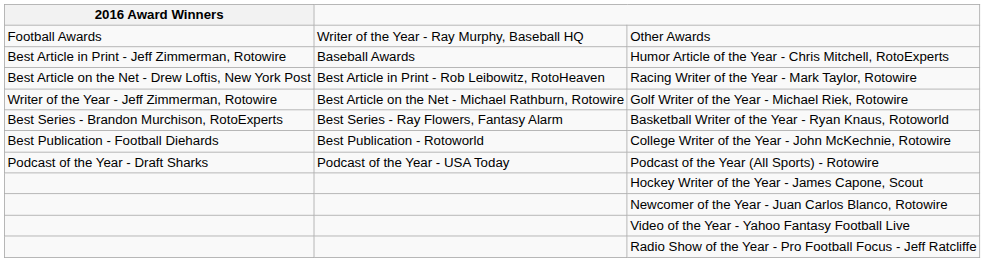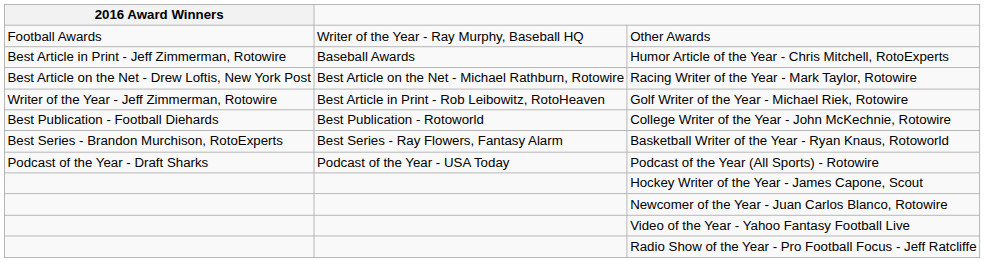(461, 78) Best Article in Print - Rob Leibowitz, RotoHeaven -> (470, 78) Best Article on the Net - Michael Rathburn, Rotowire
(470, 99) Best Article on the Net - Michael Rathburn, Rotowire -> (461, 99) Best Article in Print - Rob Leibowitz, RotoHeaven
rows swapped: (789, 120) <-> (791, 141)
